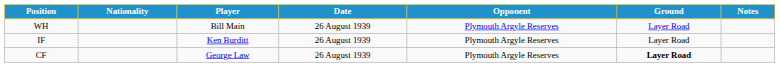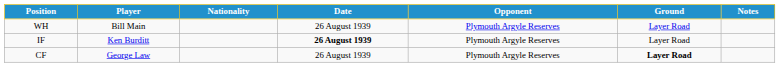columns swapped: (127, 12) <-> (228, 12)
(343, 41) normal -> (343, 41) bold
